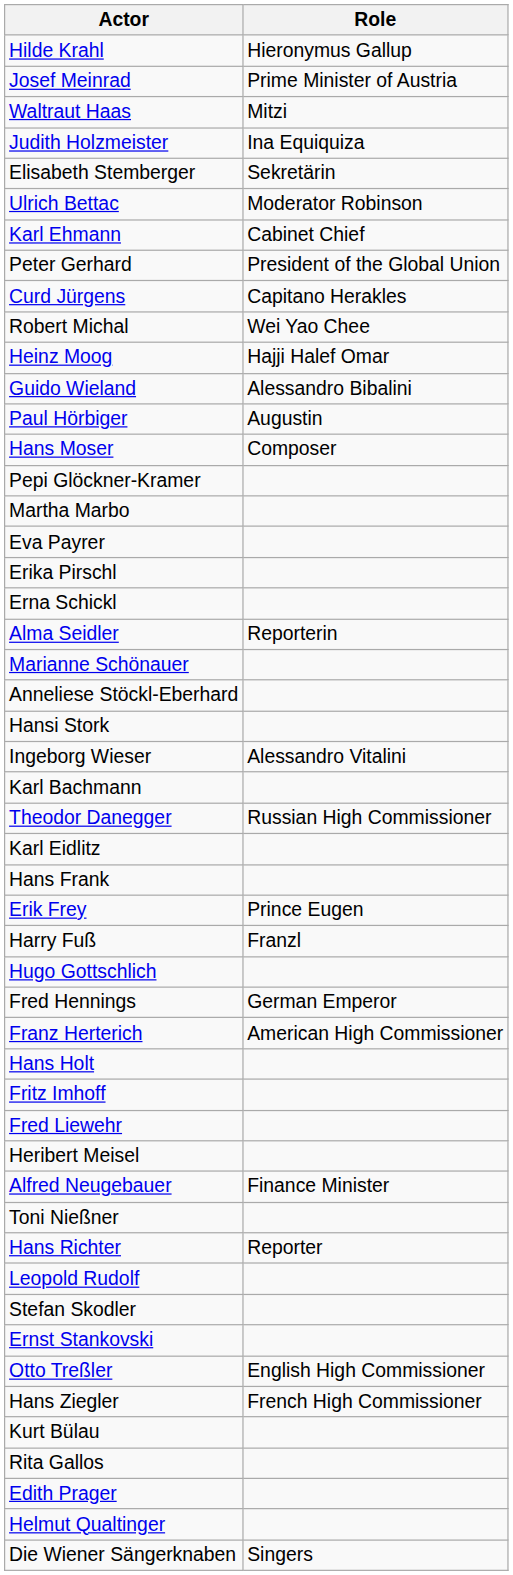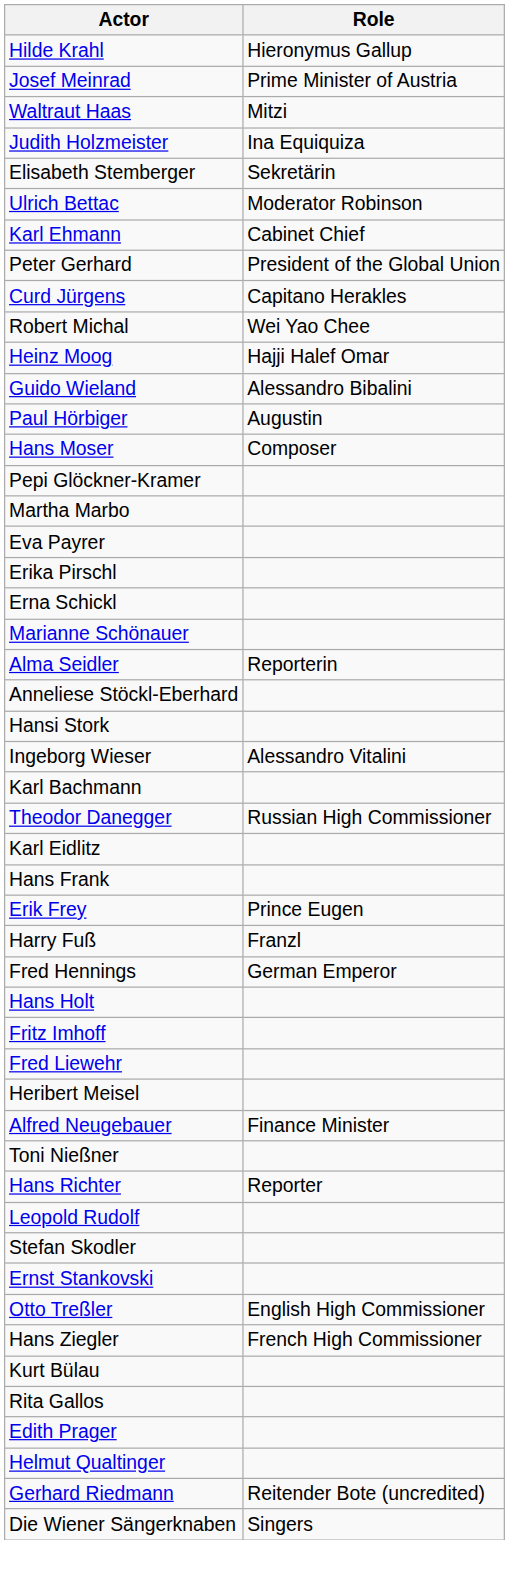rows swapped: (99, 664) <-> (64, 633)
- row: (83, 971)
- row: (76, 1033)
+ row: (91, 1493)
